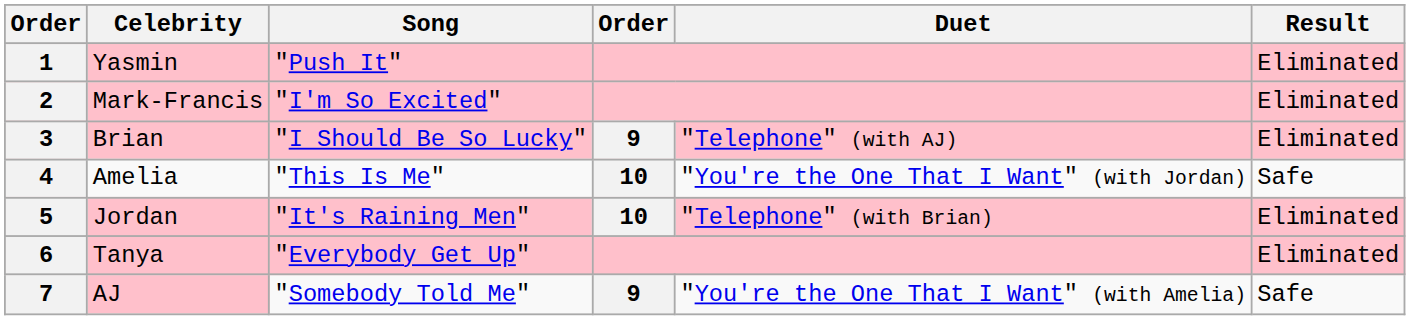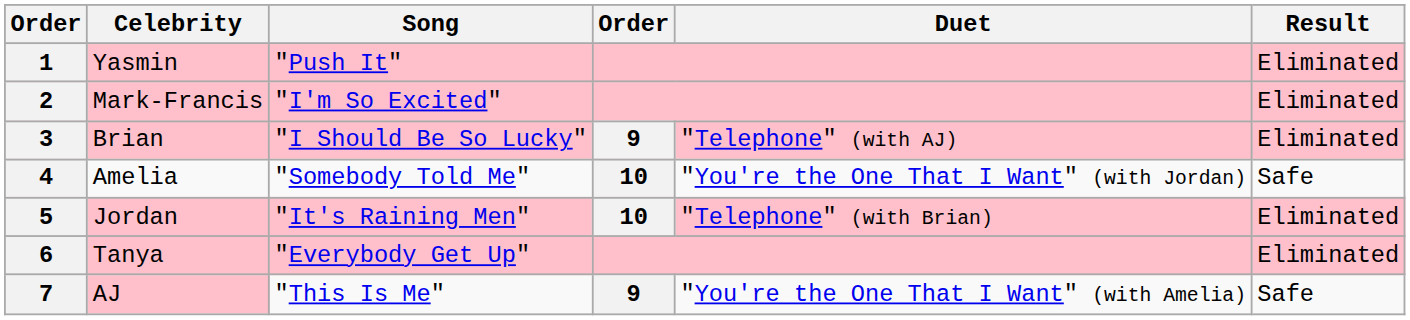(360, 178) "This Is Me" -> (402, 178) "Somebody Told Me"
(402, 294) "Somebody Told Me" -> (360, 294) "This Is Me"
